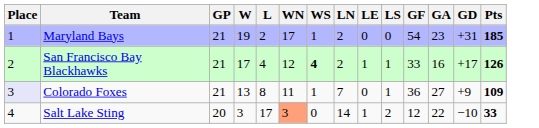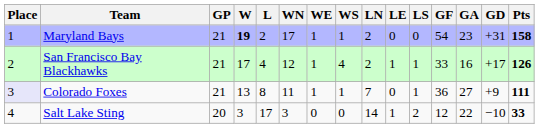+ column: (321, 14)
(243, 35) normal -> (243, 35) bold
(494, 35) 185 -> (521, 35) 158
(314, 63) bold -> (342, 63) normal
(494, 92) 109 -> (521, 92) 111
(285, 112) lightsalmon background -> (285, 112) no background
